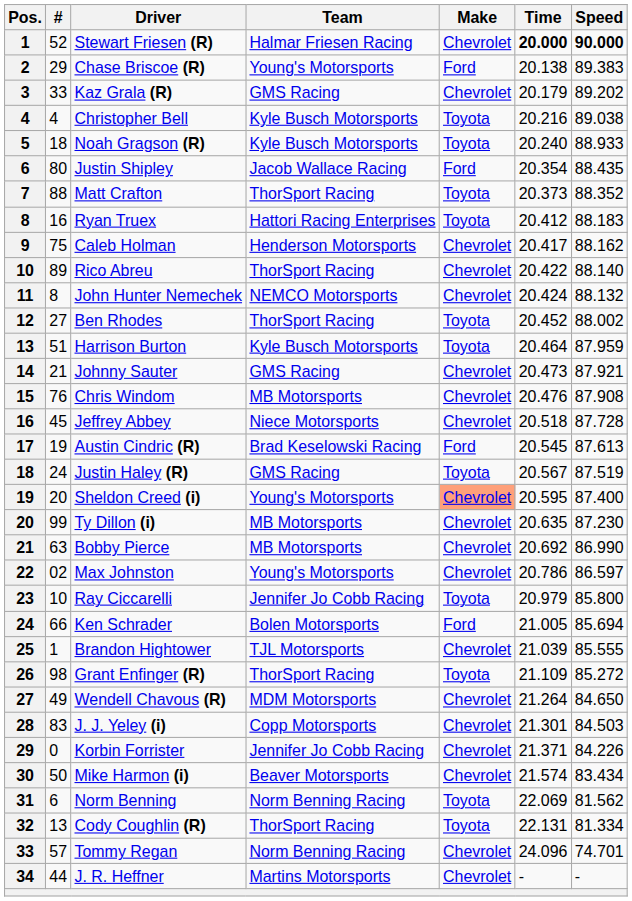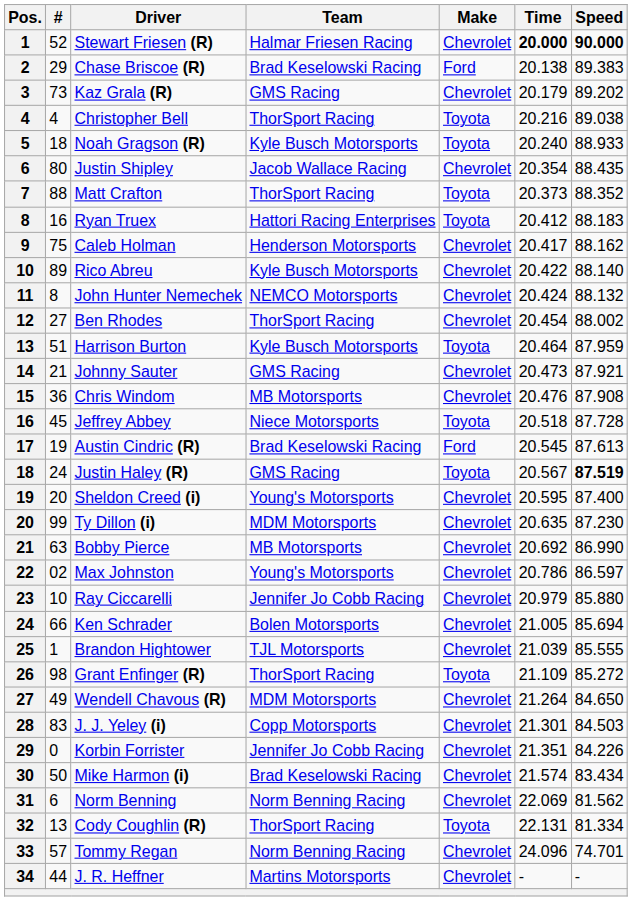(322, 68) Young's Motorsports -> (335, 68) Brad Keselowski Racing
(58, 93) 33 -> (58, 93) 73
(334, 118) Kyle Busch Motorsports -> (312, 118) ThorSport Racing
(459, 169) Ford -> (477, 169) Chevrolet
(312, 270) ThorSport Racing -> (334, 270) Kyle Busch Motorsports
(466, 321) Toyota -> (477, 321) Chevrolet
(543, 321) 20.452 -> (543, 321) 20.454
(58, 396) 76 -> (58, 396) 36
(477, 422) Chevrolet -> (466, 422) Toyota
(599, 472) normal -> (599, 472) bold
(477, 497) lightsalmon background -> (477, 497) no background
(306, 523) MB Motorsports -> (313, 523) MDM Motorsports
(466, 598) Toyota -> (477, 598) Chevrolet
(599, 598) 85.800 -> (599, 598) 85.880
(459, 624) Ford -> (477, 624) Chevrolet
(543, 750) 21.371 -> (543, 750) 21.351
(319, 775) Beaver Motorsports -> (335, 775) Brad Keselowski Racing
(466, 801) Toyota -> (477, 801) Chevrolet
